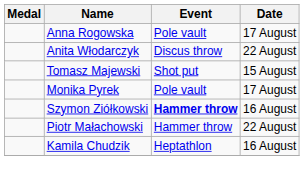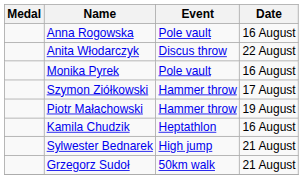(270, 33) 17 August -> (269, 33) 16 August
- row: (93, 71)
(270, 90) 17 August -> (269, 71) 16 August
(196, 109) bold -> (198, 90) normal
(270, 109) 16 August -> (269, 90) 17 August
(270, 128) 22 August -> (269, 109) 19 August
+ row: (100, 146)
+ row: (88, 165)
